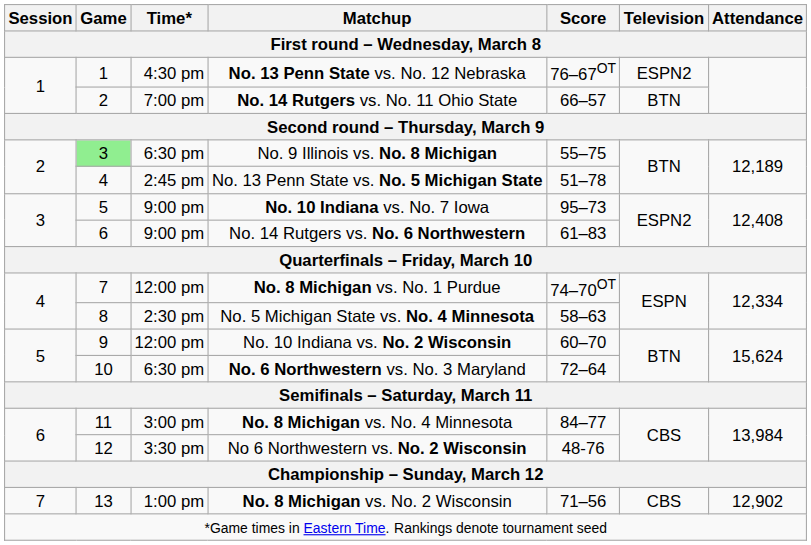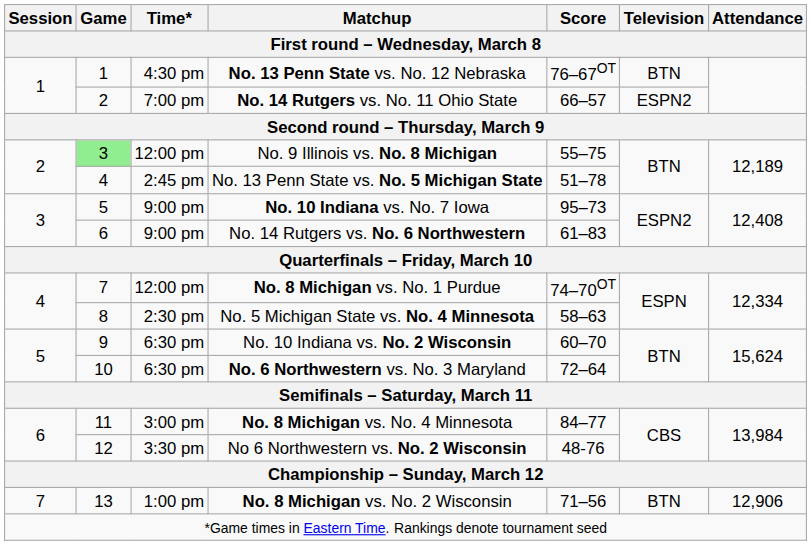(664, 73) ESPN2 -> (664, 73) BTN
(664, 101) BTN -> (664, 101) ESPN2
(174, 154) 6:30 pm -> (169, 154) 12:00 pm
(169, 342) 12:00 pm -> (174, 342) 6:30 pm
(664, 501) CBS -> (664, 501) BTN
(758, 501) 12,902 -> (758, 501) 12,906
